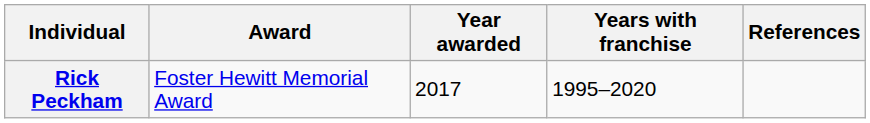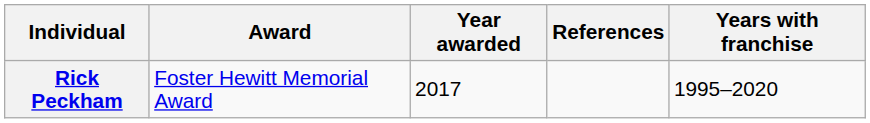columns swapped: (645, 32) <-> (804, 32)
